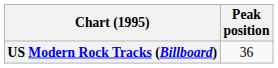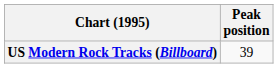(246, 52) 36 -> (246, 52) 39
